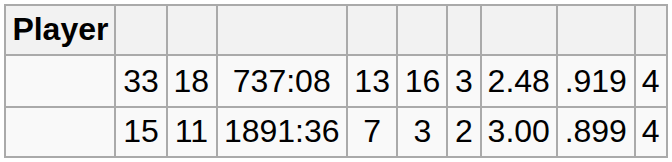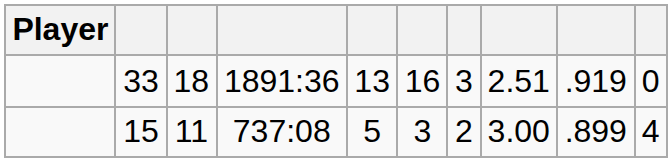(282, 80) 737:08 -> (282, 80) 1891:36
(519, 80) 2.48 -> (519, 80) 2.51
(651, 80) 4 -> (651, 80) 0
(282, 131) 1891:36 -> (282, 131) 737:08
(372, 131) 7 -> (372, 131) 5
